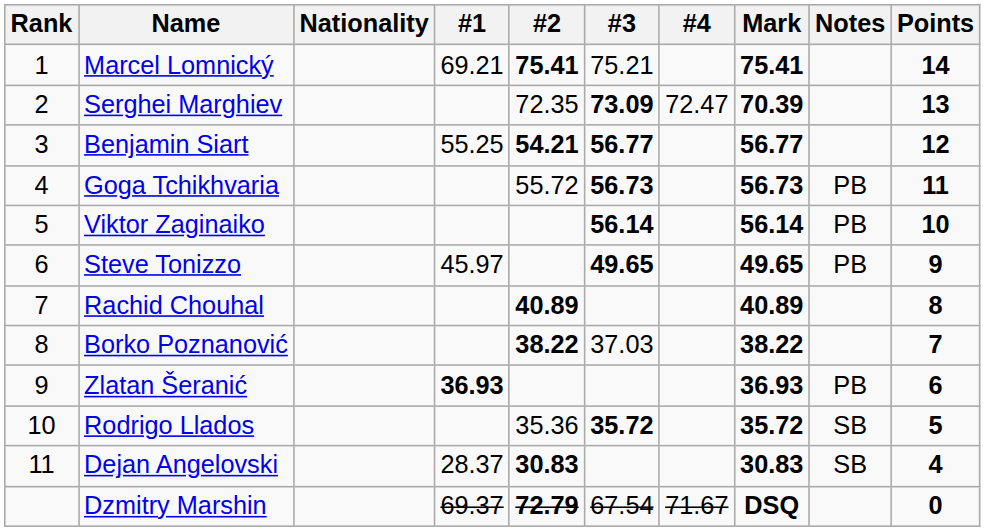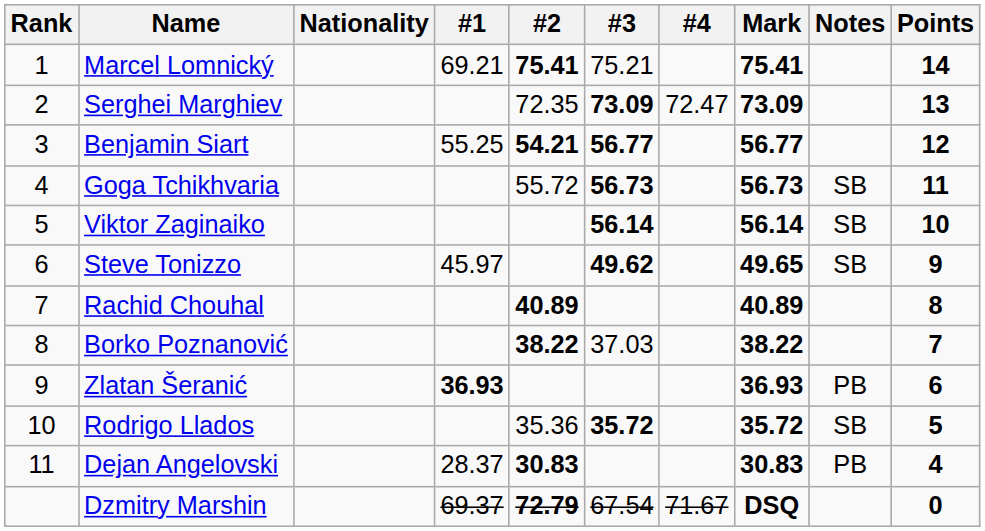(772, 104) 70.39 -> (772, 104) 73.09
(850, 184) PB -> (850, 184) SB
(850, 225) PB -> (850, 225) SB
(622, 265) 49.65 -> (622, 265) 49.62
(850, 265) PB -> (850, 265) SB
(850, 465) SB -> (850, 465) PB
